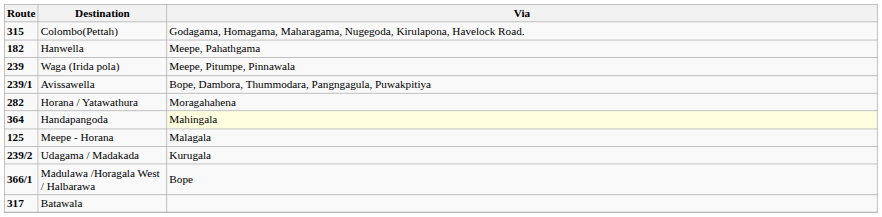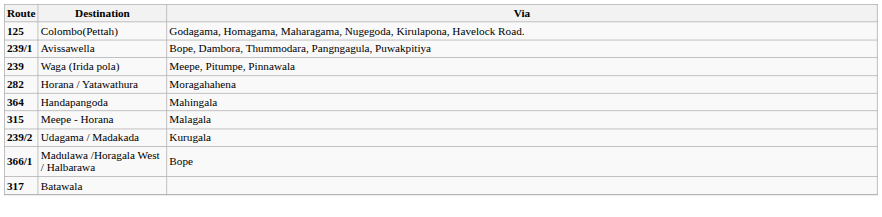(15, 31) 315 -> (15, 31) 125
- row: (62, 48)
rows swapped: (80, 66) <-> (68, 84)
(193, 119) lightyellow background -> (193, 102) no background
(15, 137) 125 -> (15, 119) 315
